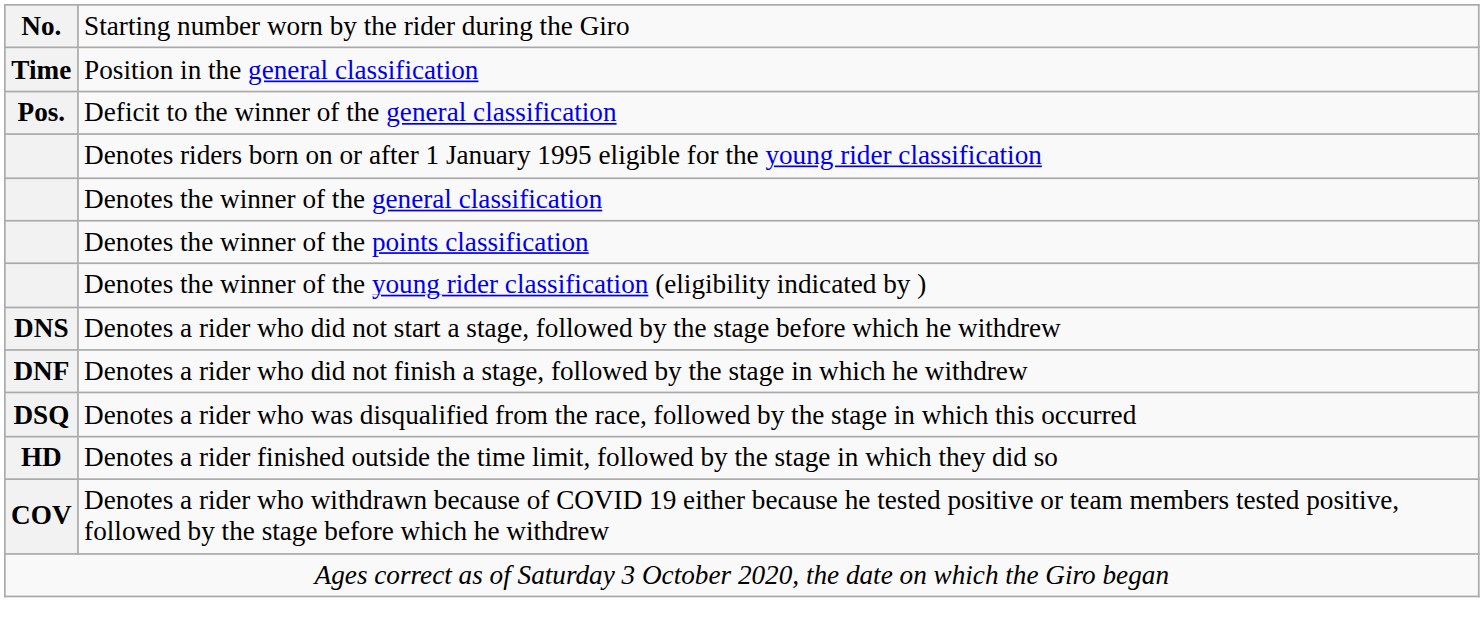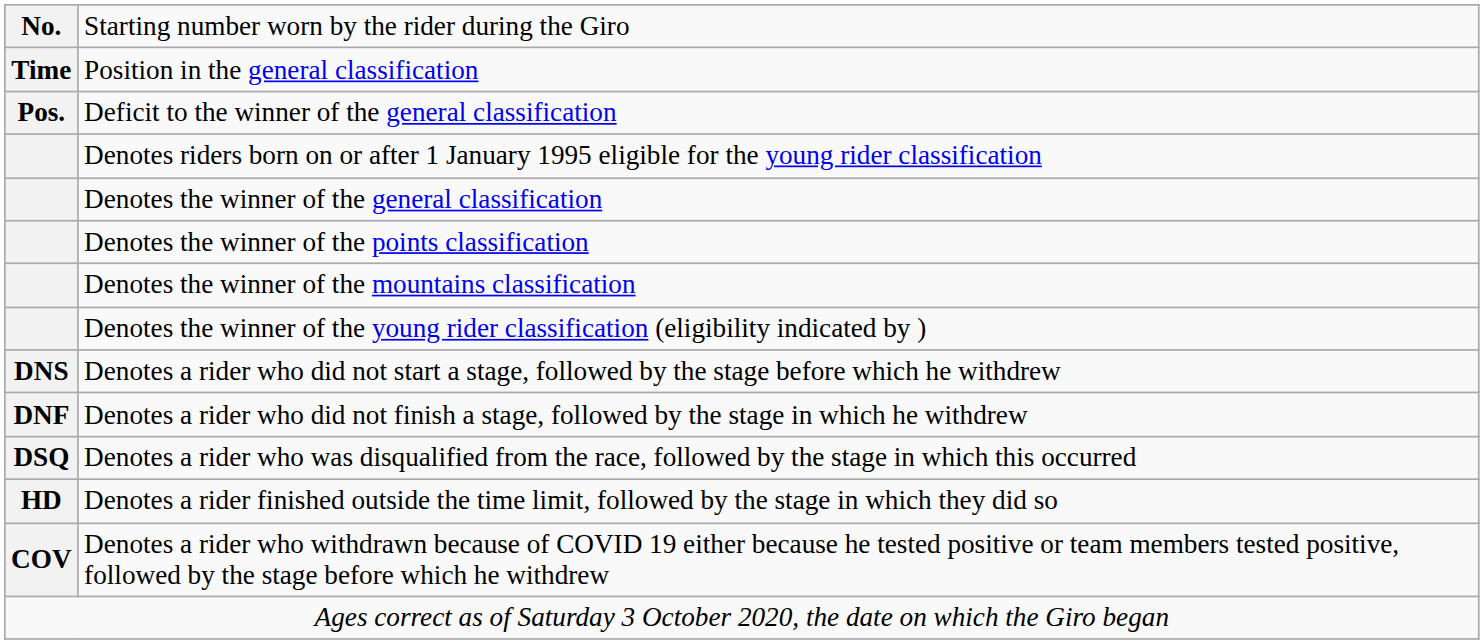+ row: (360, 284)
